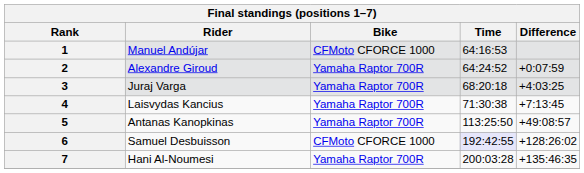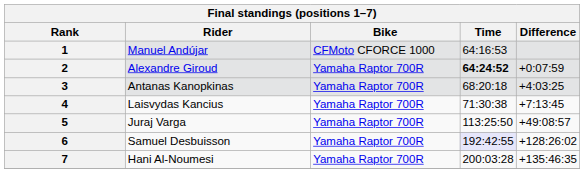(485, 68) normal -> (485, 68) bold
(157, 86) Juraj Varga -> (181, 86) Antanas Kanopkinas
(181, 123) Antanas Kanopkinas -> (157, 123) Juraj Varga
(374, 141) CFMoto CFORCE 1000 -> (368, 141) Yamaha Raptor 700R
